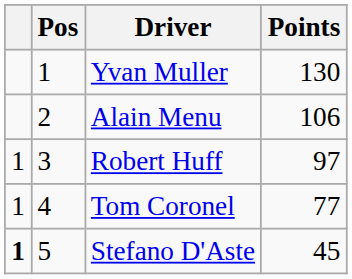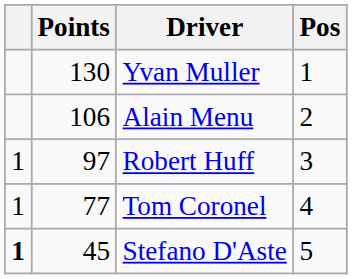columns swapped: (58, 27) <-> (304, 27)
